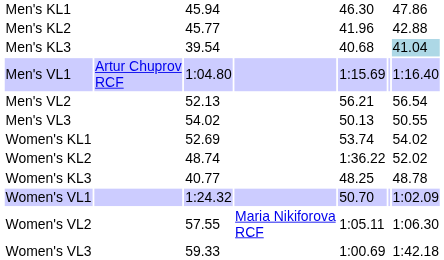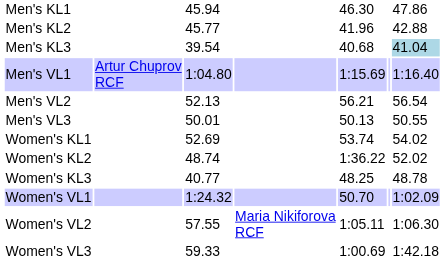(203, 120) 54.02 -> (203, 120) 50.01
